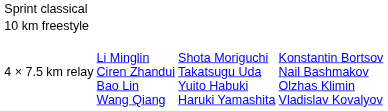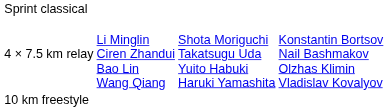rows swapped: (47, 26) <-> (49, 71)
